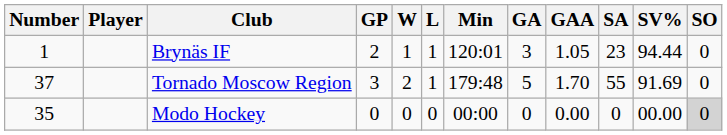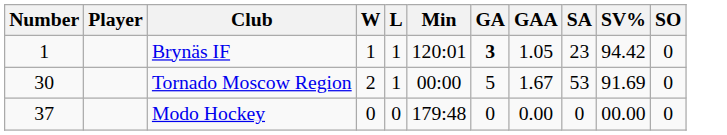- column: (374, 20)
(527, 51) normal -> (490, 51) bold
(660, 51) 94.44 -> (623, 51) 94.42
(44, 82) 37 -> (44, 82) 30
(475, 82) 179:48 -> (439, 82) 00:00
(572, 82) 1.70 -> (536, 82) 1.67
(616, 82) 55 -> (579, 82) 53
(44, 113) 35 -> (44, 113) 37
(475, 113) 00:00 -> (439, 113) 179:48
(705, 113) lightgrey background -> (668, 113) no background
